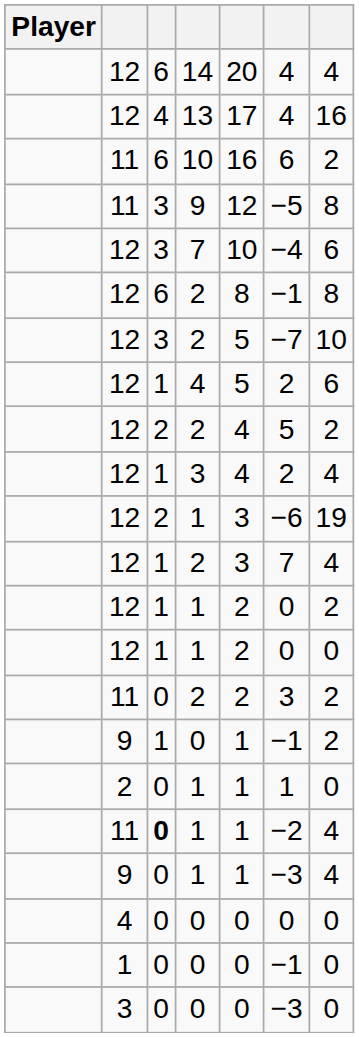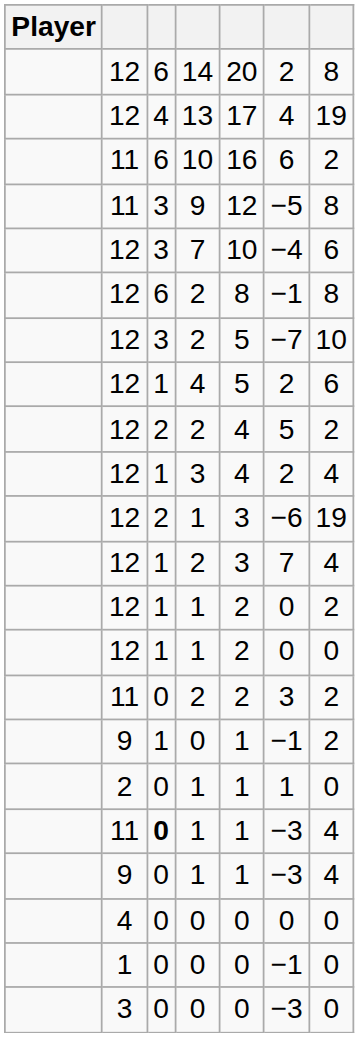(287, 71) 4 -> (287, 71) 2
(331, 71) 4 -> (331, 71) 8
(331, 116) 16 -> (331, 116) 19
(287, 830) −2 -> (287, 830) −3
